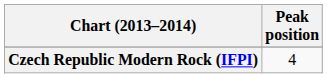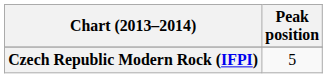(292, 60) 4 -> (292, 60) 5
